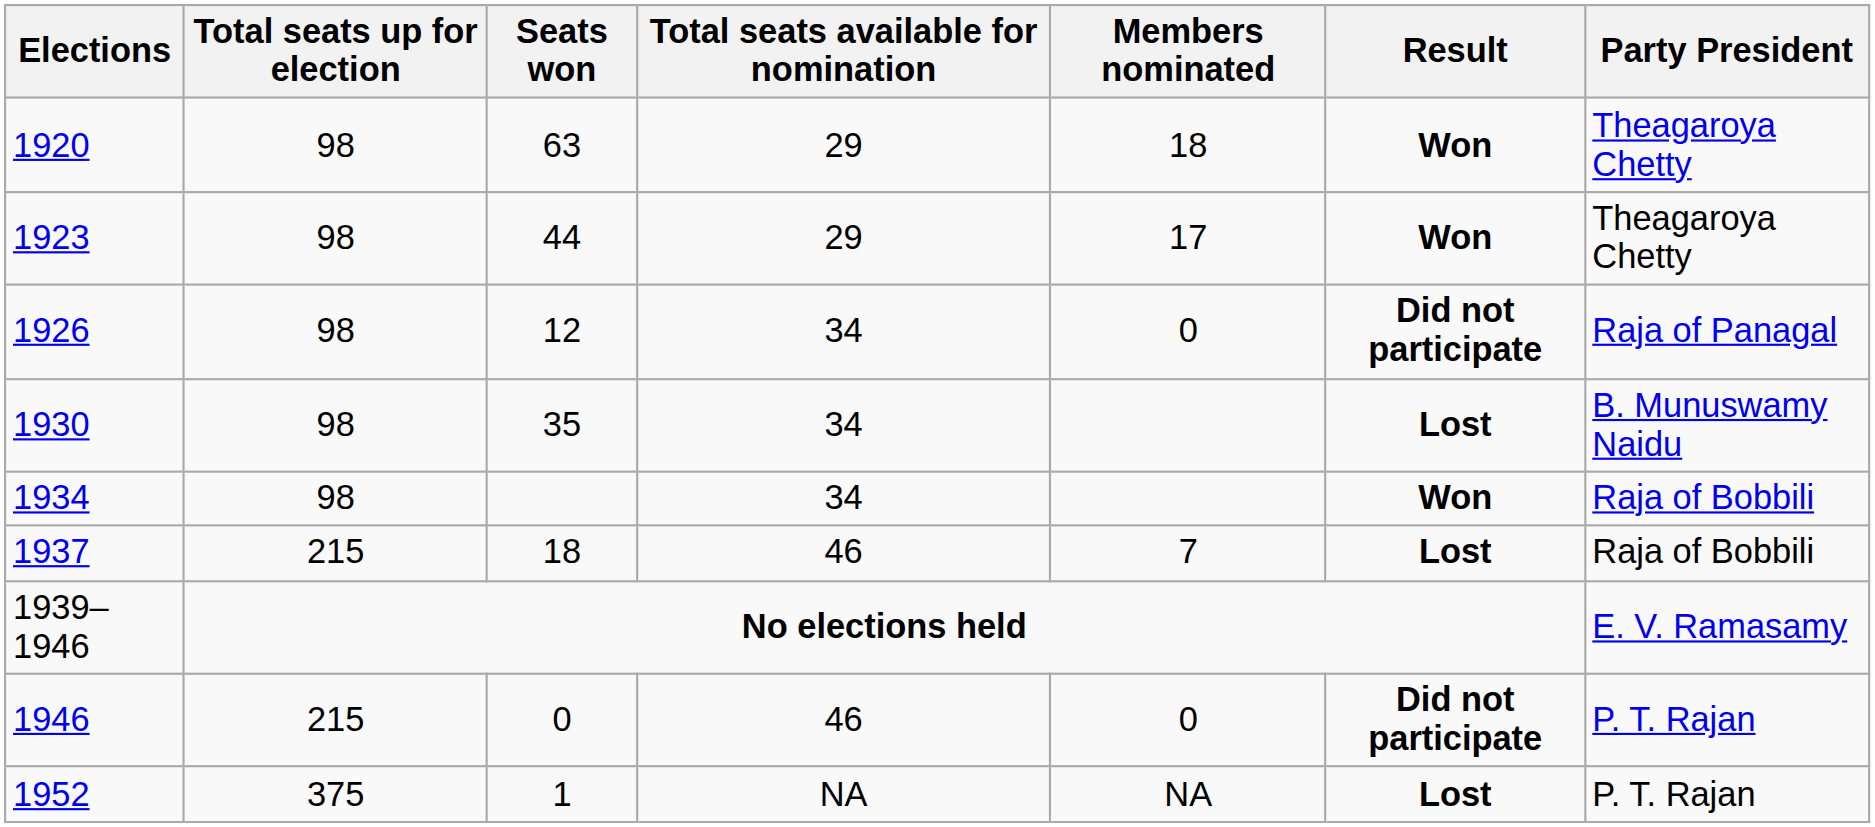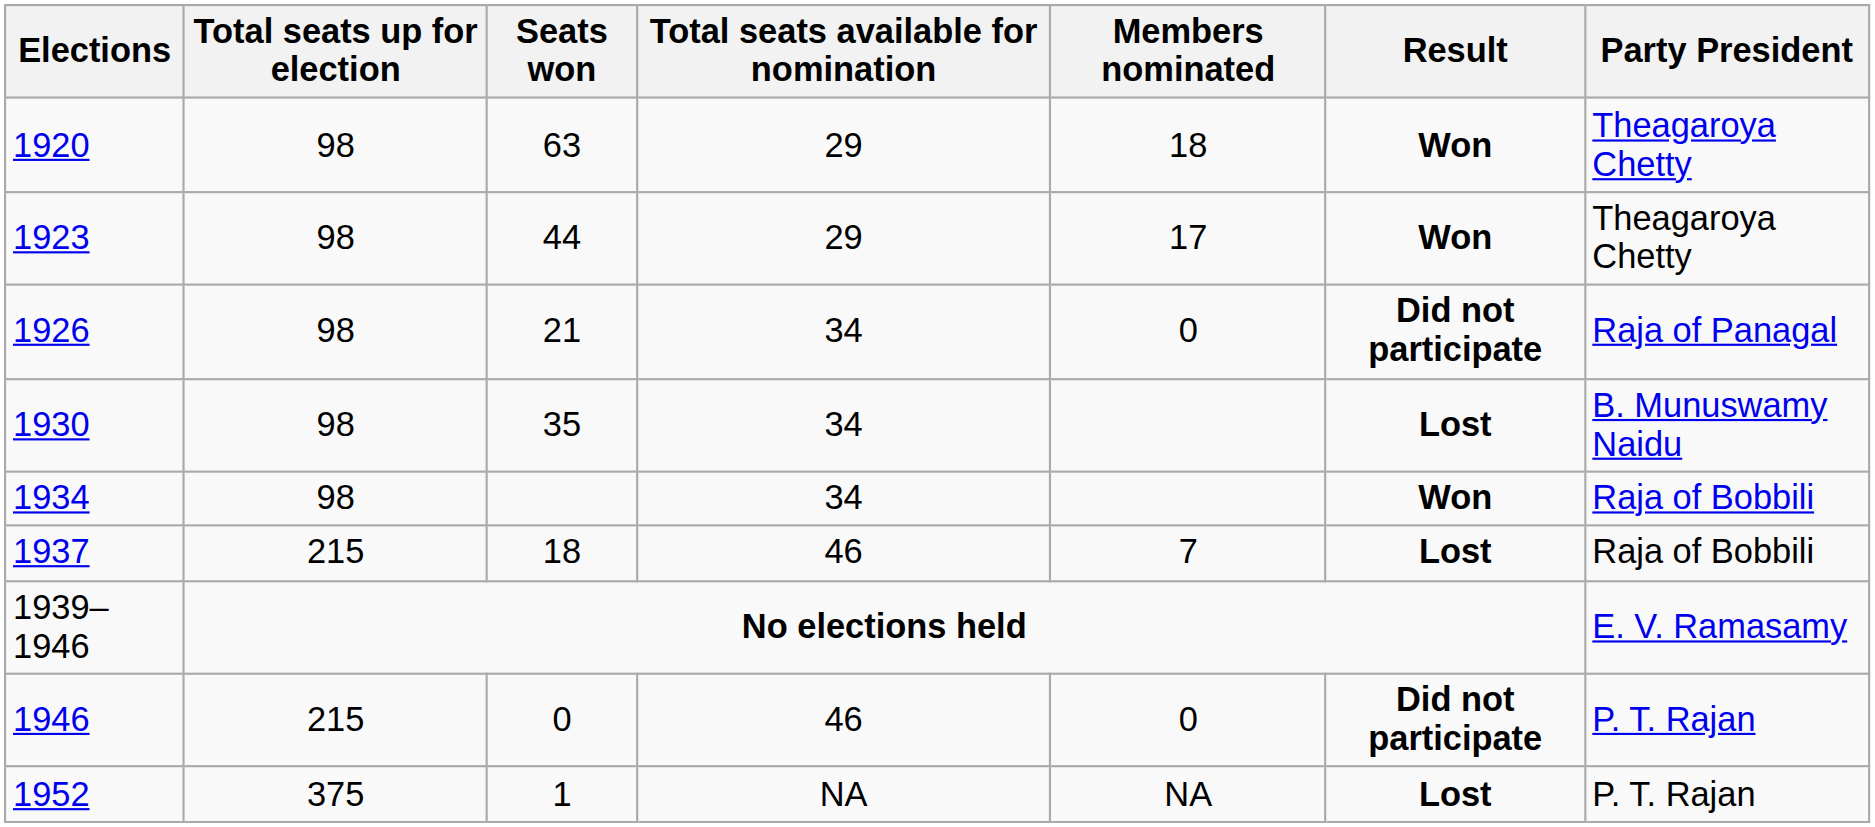(562, 330) 12 -> (562, 330) 21
